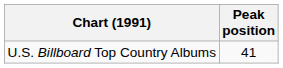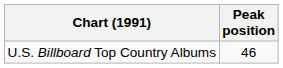(249, 52) 41 -> (249, 52) 46
